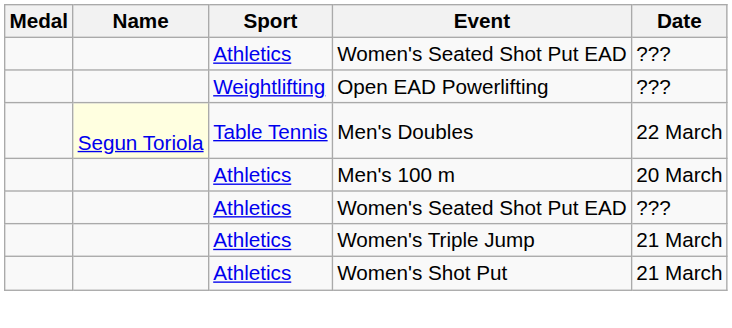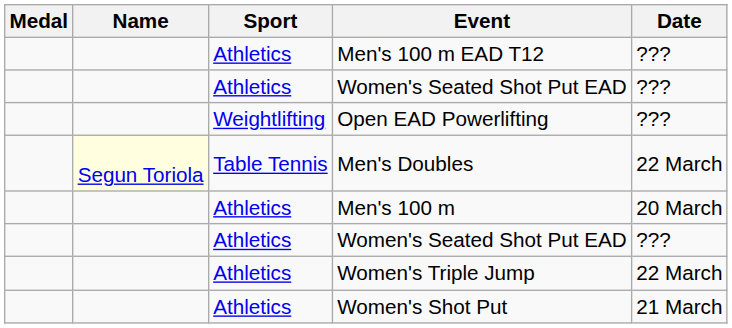+ row: (252, 54)
(679, 241) 21 March -> (679, 273) 22 March
